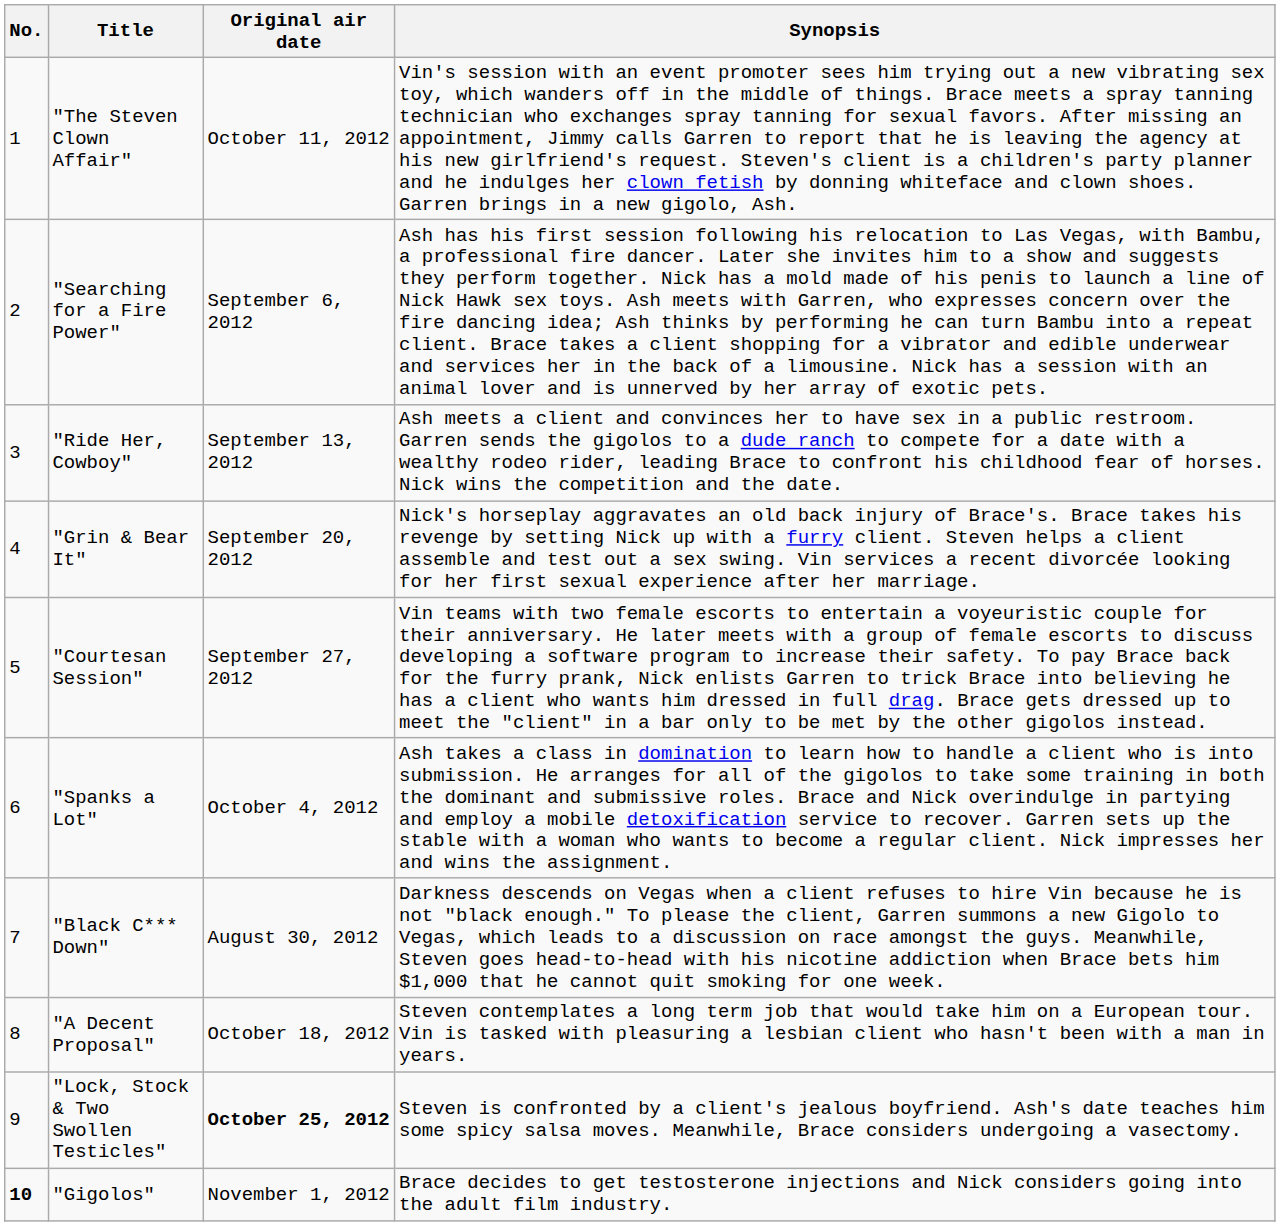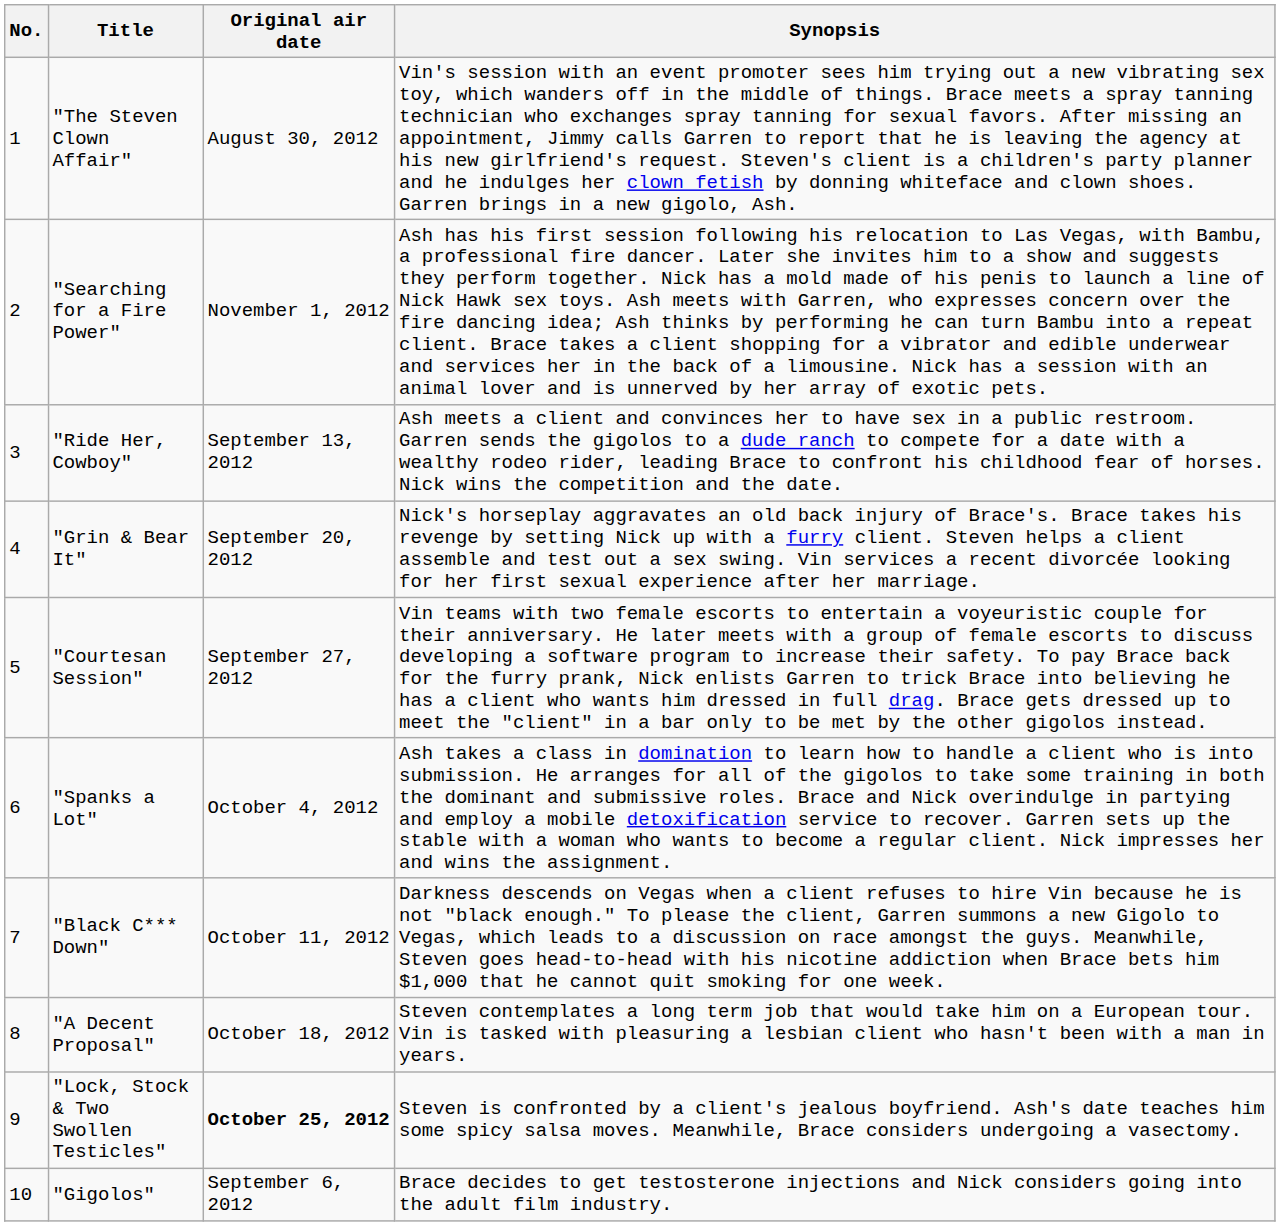(299, 139) October 11, 2012 -> (293, 139) August 30, 2012
(276, 312) September 6, 2012 -> (299, 312) November 1, 2012
(293, 938) August 30, 2012 -> (299, 938) October 11, 2012
(21, 1195) bold -> (21, 1195) normal
(299, 1195) November 1, 2012 -> (276, 1195) September 6, 2012
